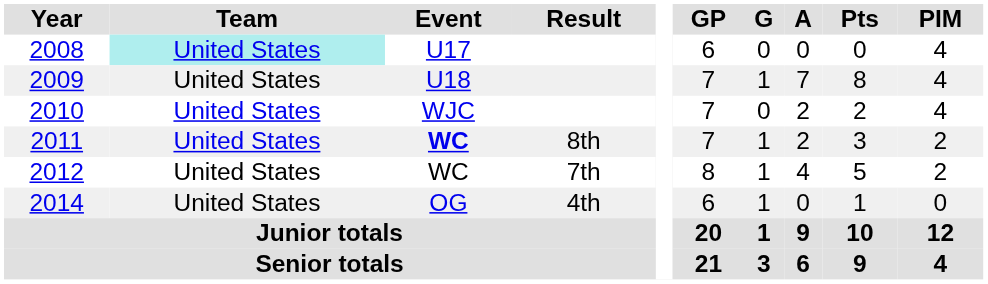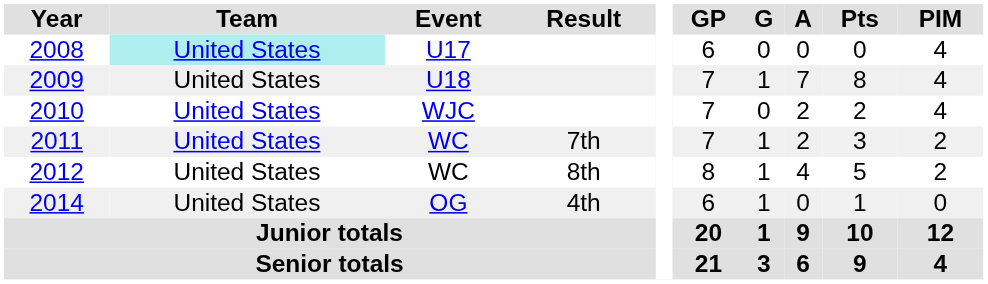(448, 141) bold -> (448, 141) normal
(584, 141) 8th -> (584, 141) 7th
(584, 172) 7th -> (584, 172) 8th
